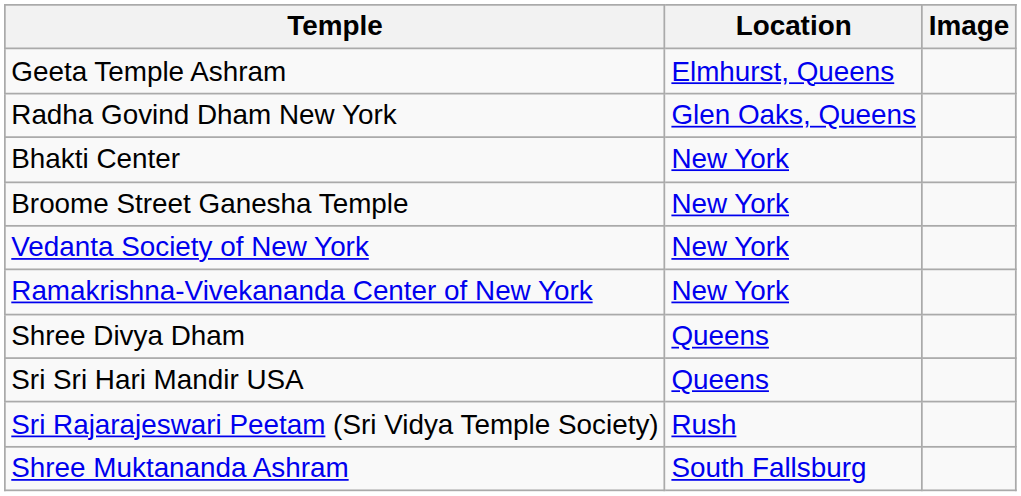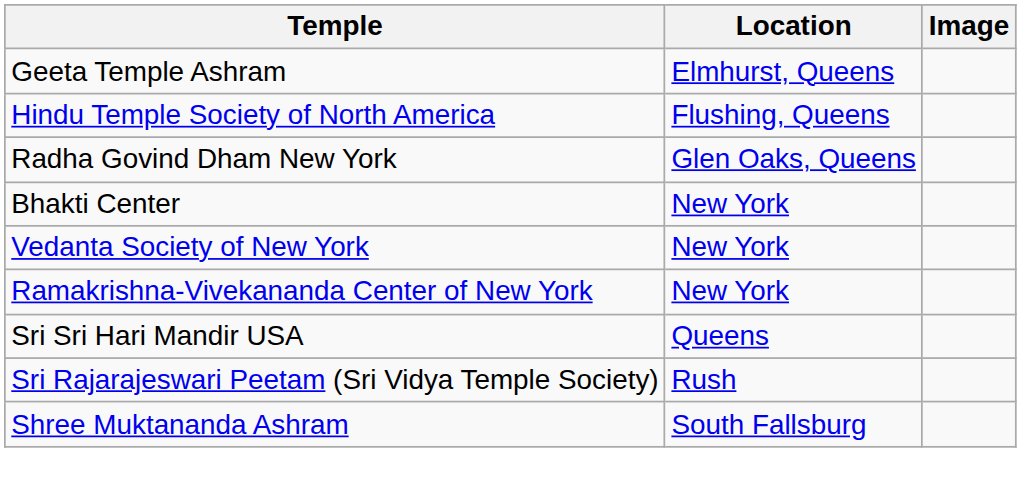+ row: (253, 114)
- row: (210, 203)
- row: (128, 335)
